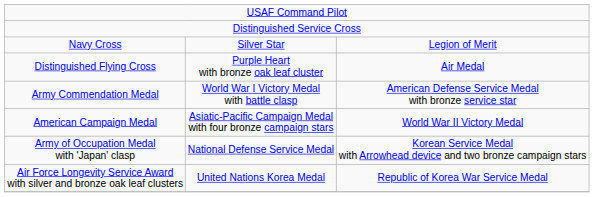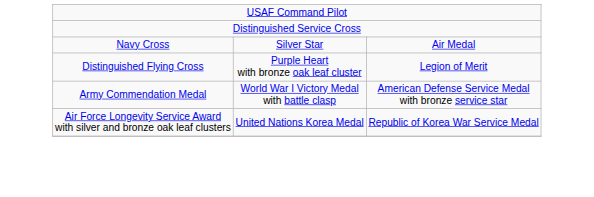(463, 45) Legion of Merit -> (454, 45) Air Medal
(463, 67) Air Medal -> (454, 67) Legion of Merit
- row: (95, 122)
- row: (95, 150)
